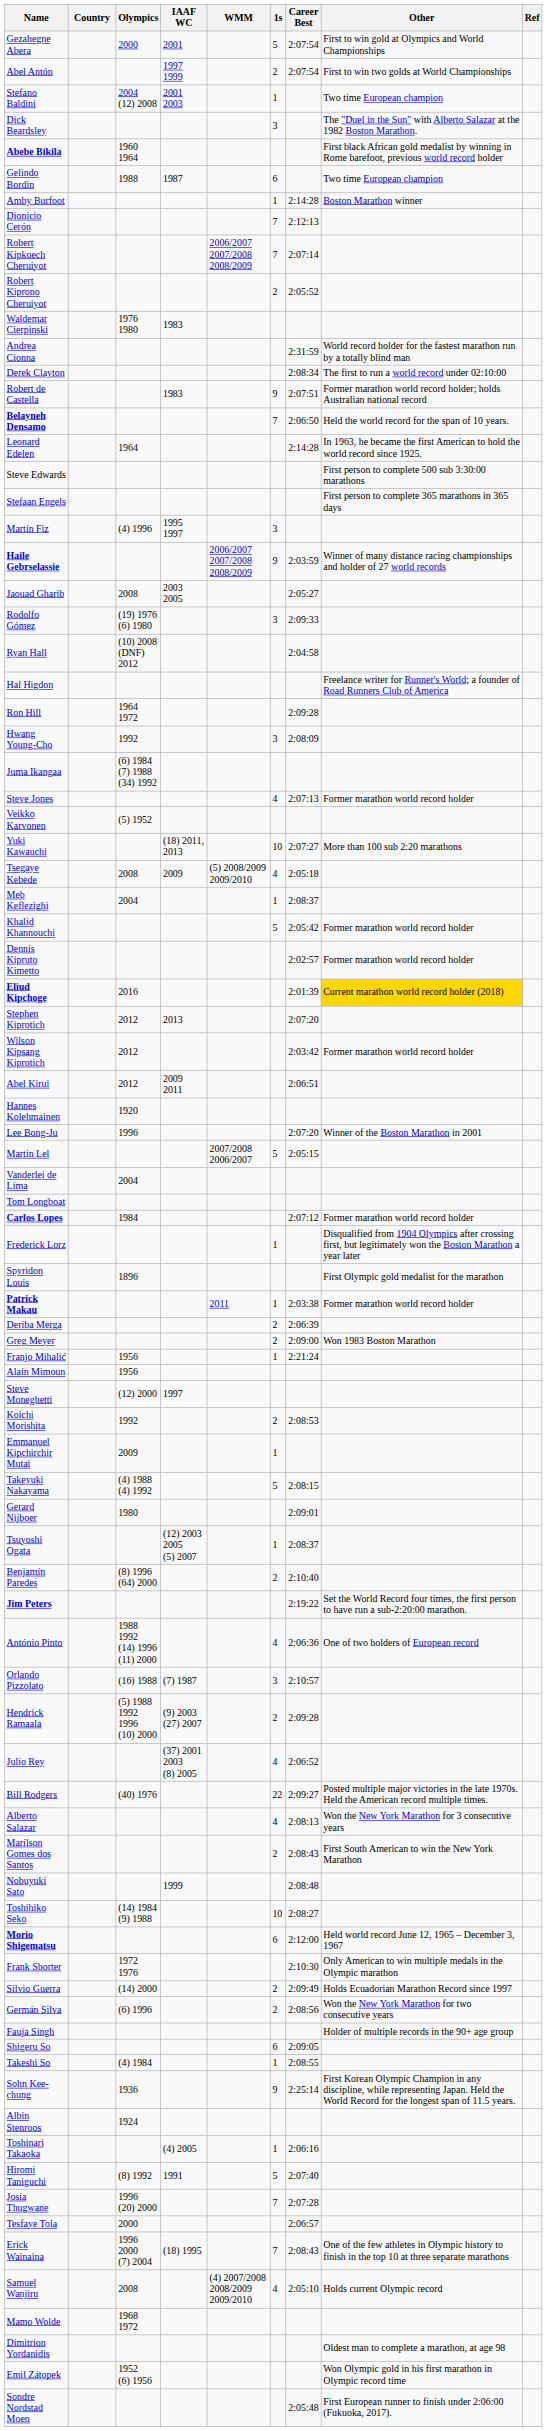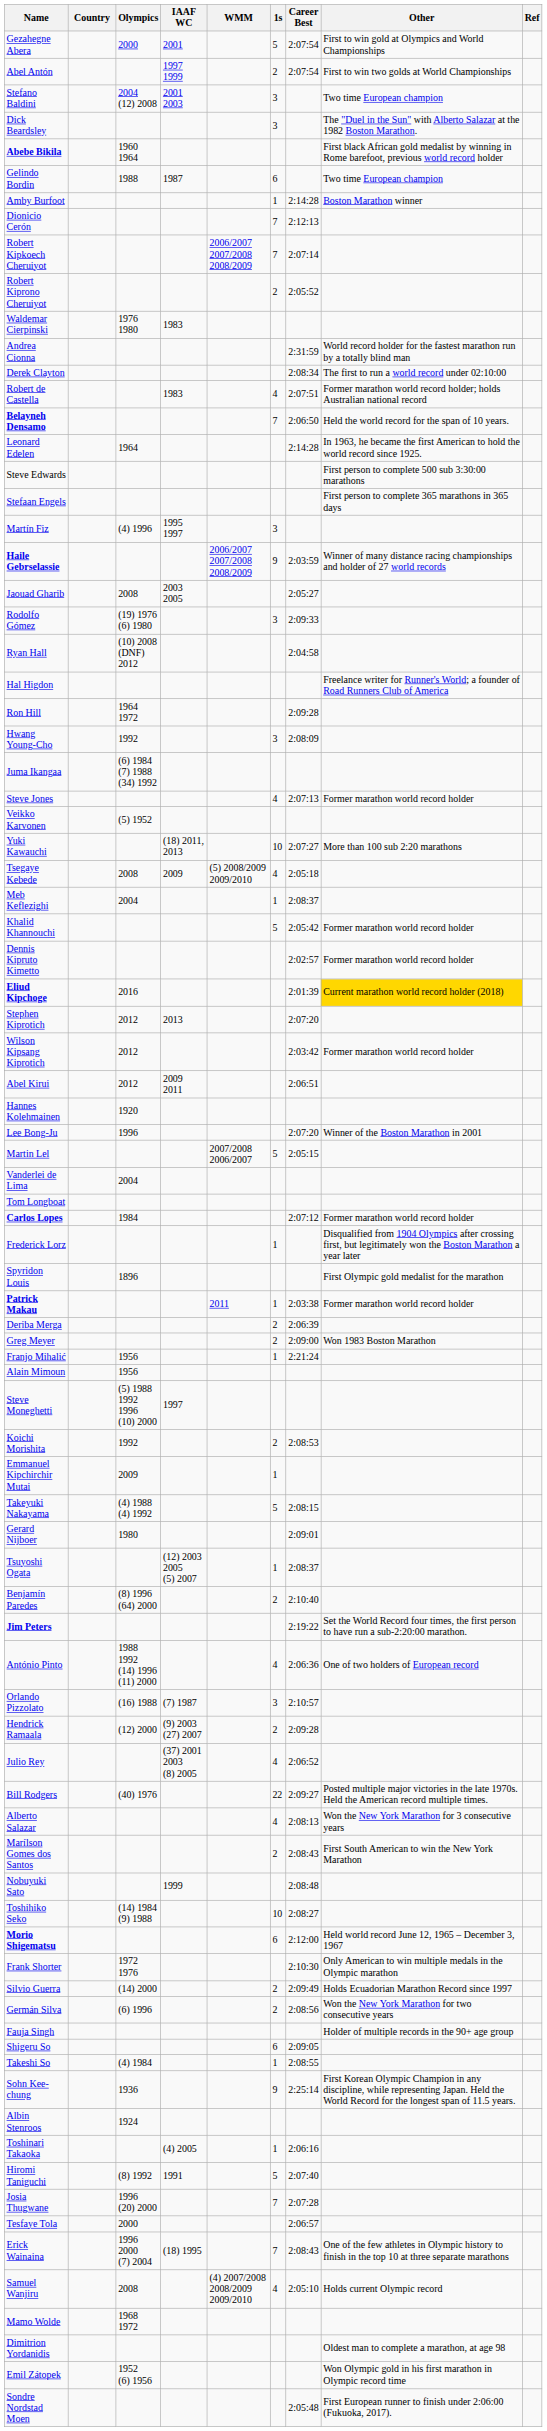(275, 98) 1 -> (275, 98) 3
(275, 394) 9 -> (275, 394) 4
(138, 1394) (12) 2000 -> (138, 1405) (5) 1988 1992 1996 (10) 2000
(138, 1718) (5) 1988 1992 1996 (10) 2000 -> (138, 1729) (12) 2000
